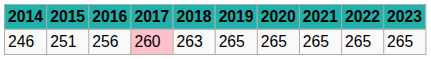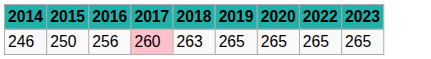- column: (320, 16)
(63, 41) 251 -> (63, 41) 250
